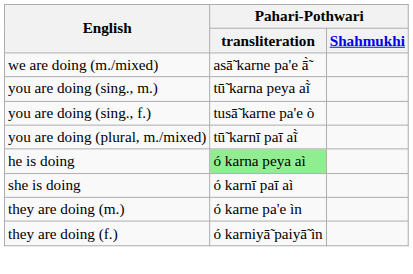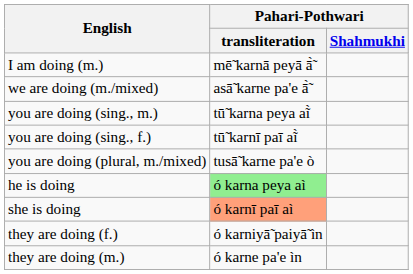+ row: (56, 64)
(264, 112) tusā̃ karne pa'e ò -> (255, 137) tū̃ karnī paī aĩ̀
(255, 137) tū̃ karnī paī aĩ̀ -> (264, 161) tusā̃ karne pa'e ò
(253, 185) no background -> (253, 209) lightsalmon background
rows swapped: (66, 209) <-> (63, 233)
